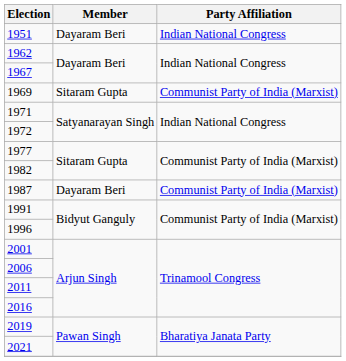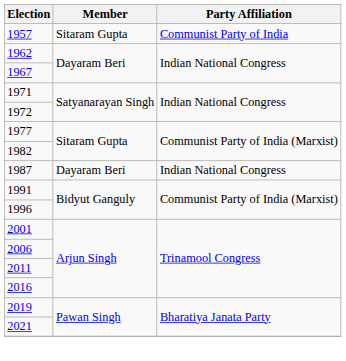- row: (20, 33)
+ row: (20, 33)
- row: (20, 92)
(249, 190) Communist Party of India (Marxist) -> (223, 170) Indian National Congress
